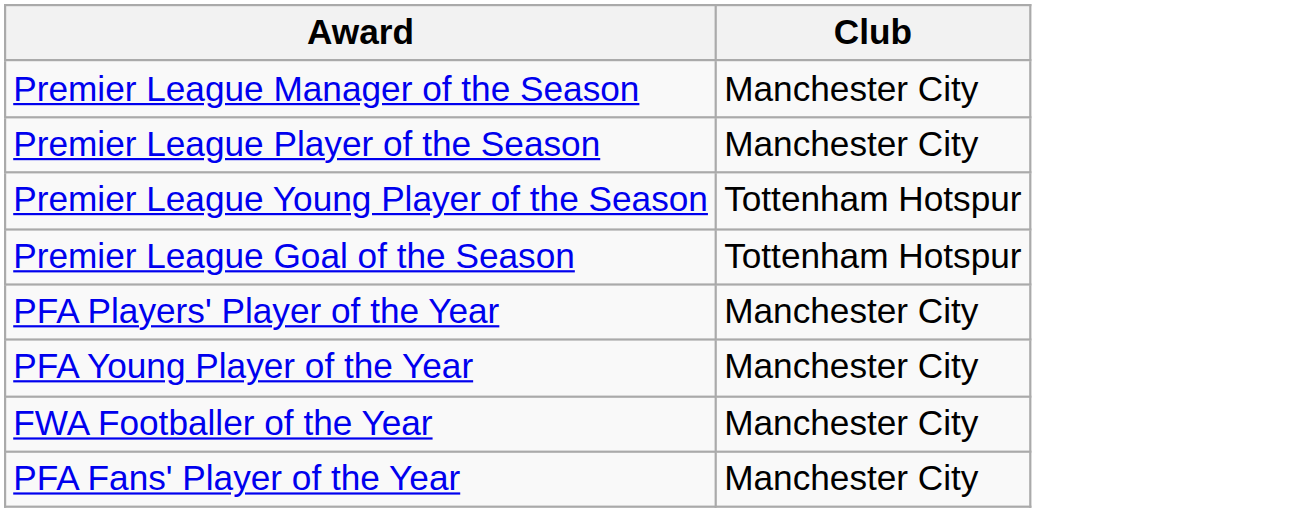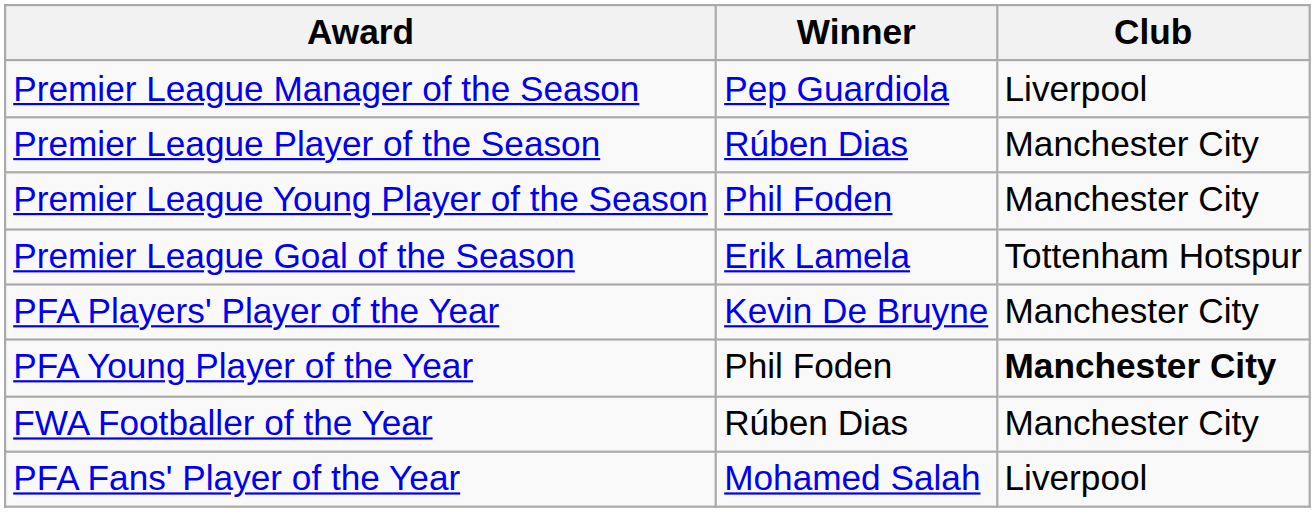+ column: (856, 32)
(851, 88) Manchester City -> (1076, 88) Liverpool
(873, 199) Tottenham Hotspur -> (1132, 199) Manchester City
(851, 367) normal -> (1140, 367) bold
(851, 479) Manchester City -> (1076, 479) Liverpool
